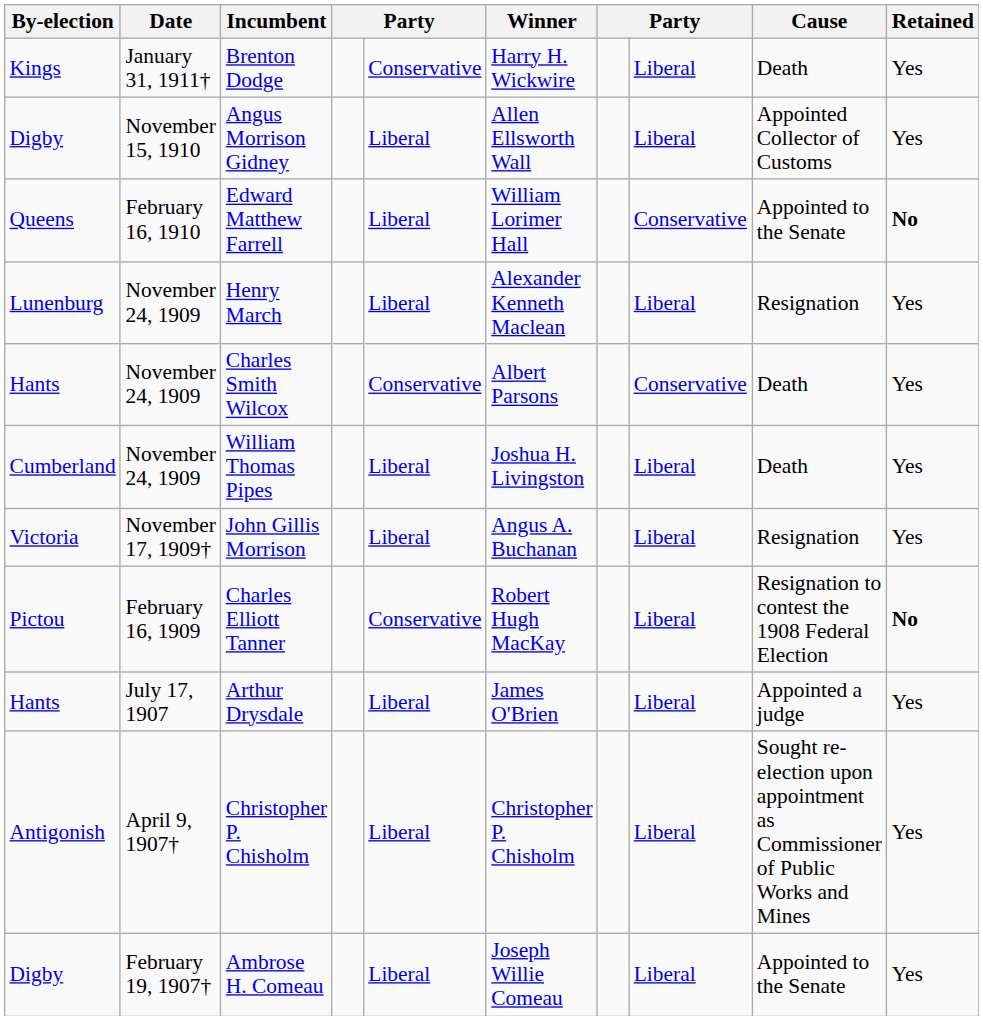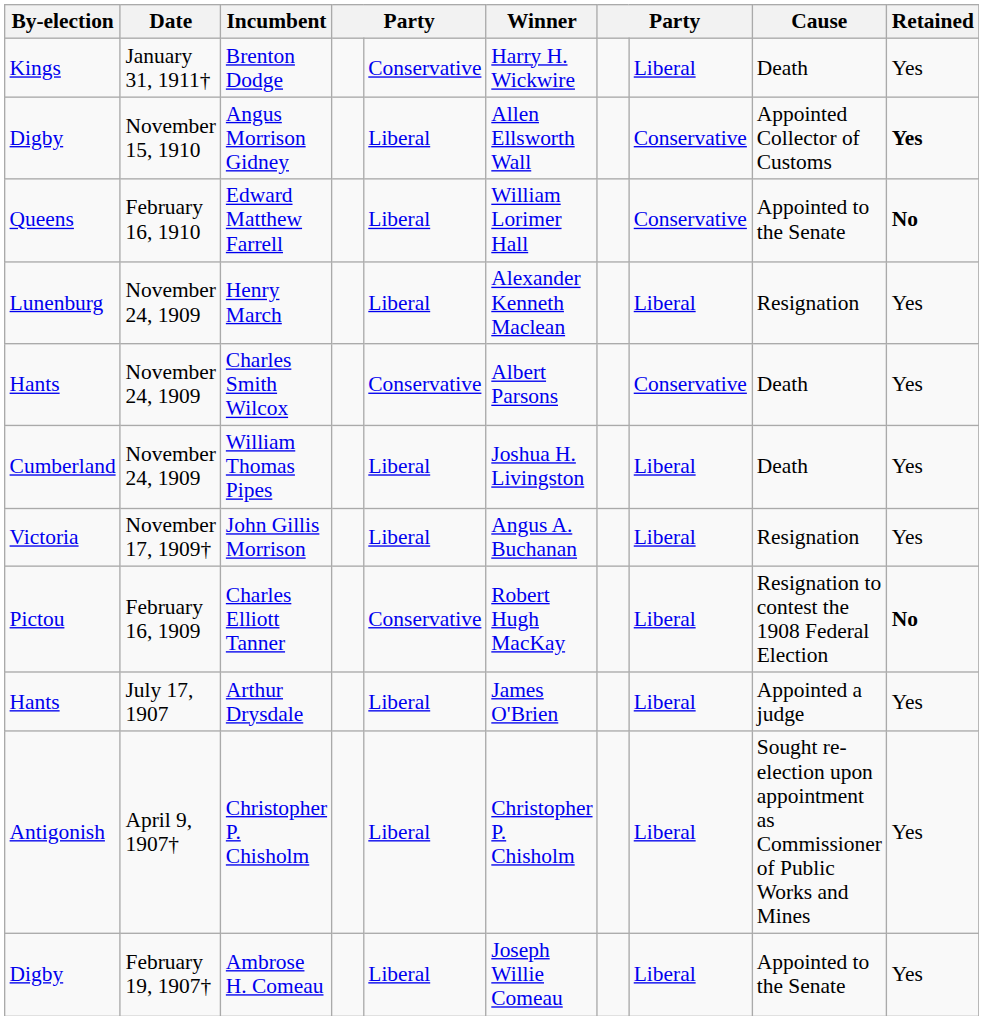(665, 137) Liberal -> (690, 137) Conservative
(907, 137) normal -> (907, 137) bold
